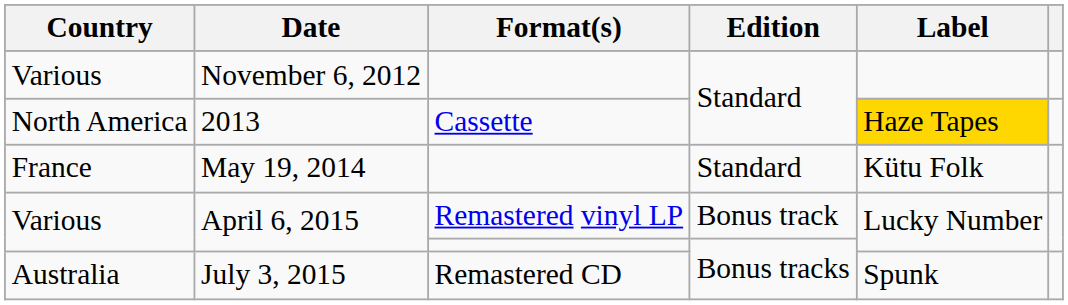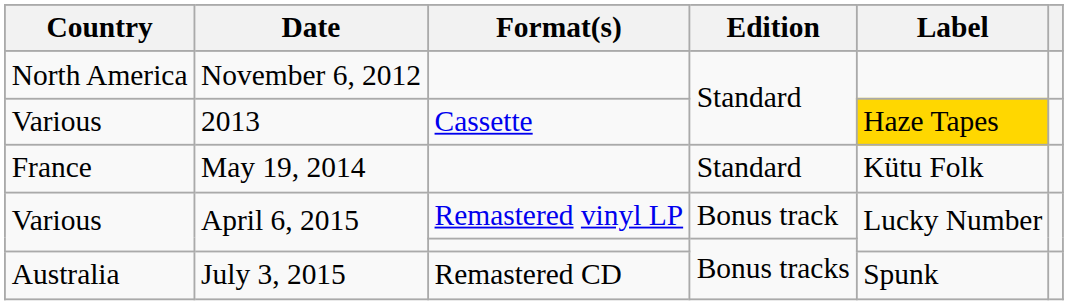(57, 74) Various -> (100, 74) North America
(100, 121) North America -> (57, 121) Various
